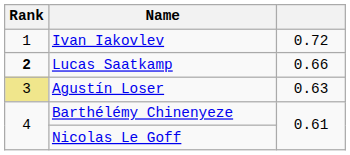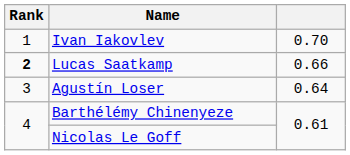(311, 41) 0.72 -> (311, 41) 0.70
(27, 89) khaki background -> (27, 89) no background
(311, 89) 0.63 -> (311, 89) 0.64
